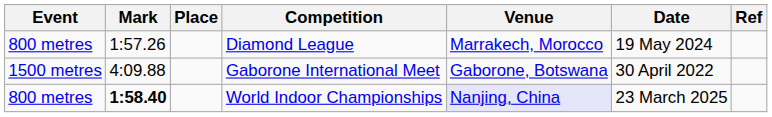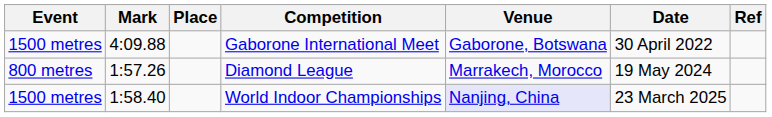rows swapped: (290, 44) <-> (333, 71)
(50, 97) 800 metres -> (55, 97) 1500 metres
(138, 97) bold -> (138, 97) normal
